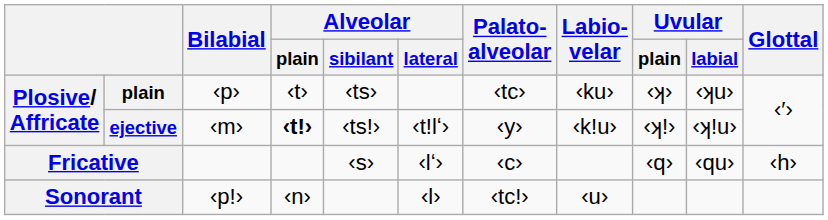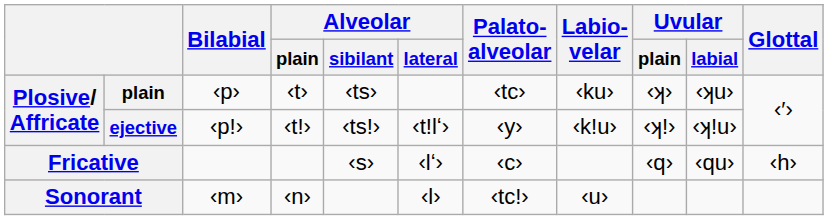(226, 127) ‹m› -> (226, 127) ‹p!›
(297, 127) bold -> (297, 127) normal
(226, 197) ‹p!› -> (226, 197) ‹m›
